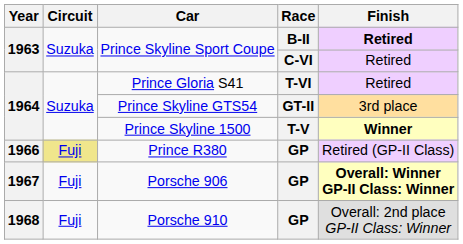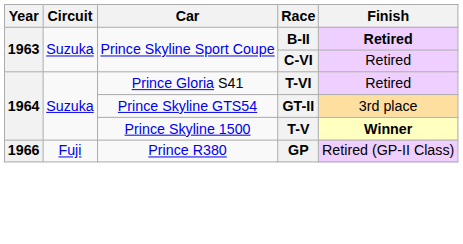(70, 151) khaki background -> (70, 151) no background
- row: (188, 182)
- row: (188, 220)
